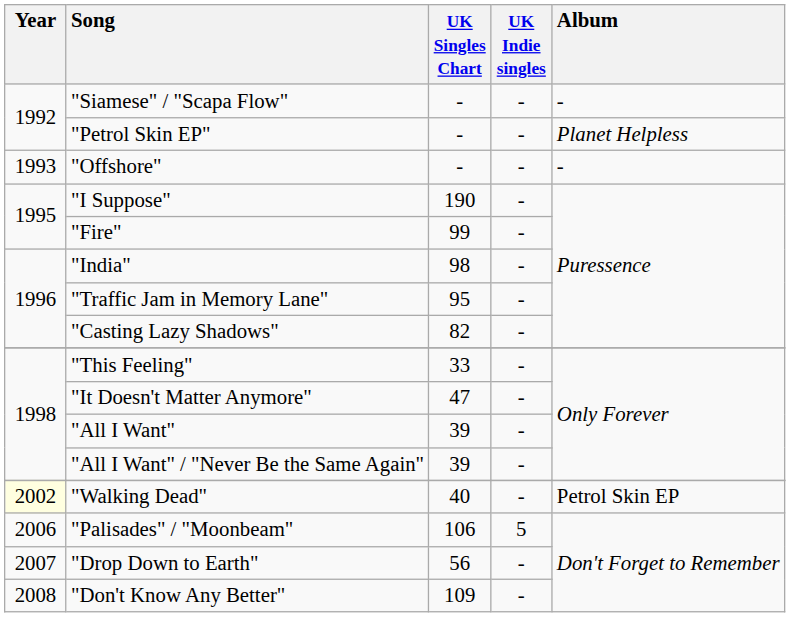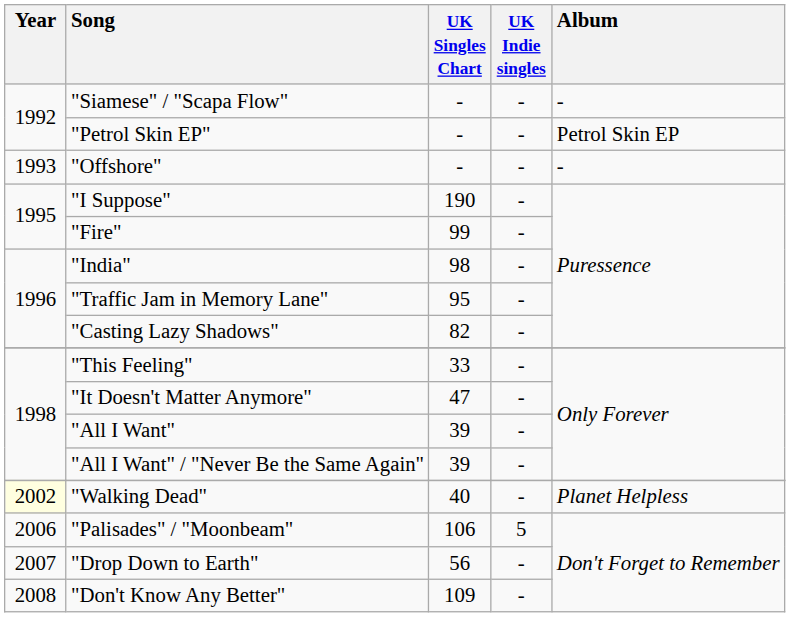(622, 133) Planet Helpless -> (618, 133) Petrol Skin EP
(618, 496) Petrol Skin EP -> (622, 496) Planet Helpless
